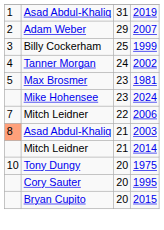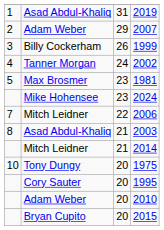(122, 47) 25 -> (122, 47) 26
(10, 132) lightsalmon background -> (10, 132) no background
+ row: (145, 200)
